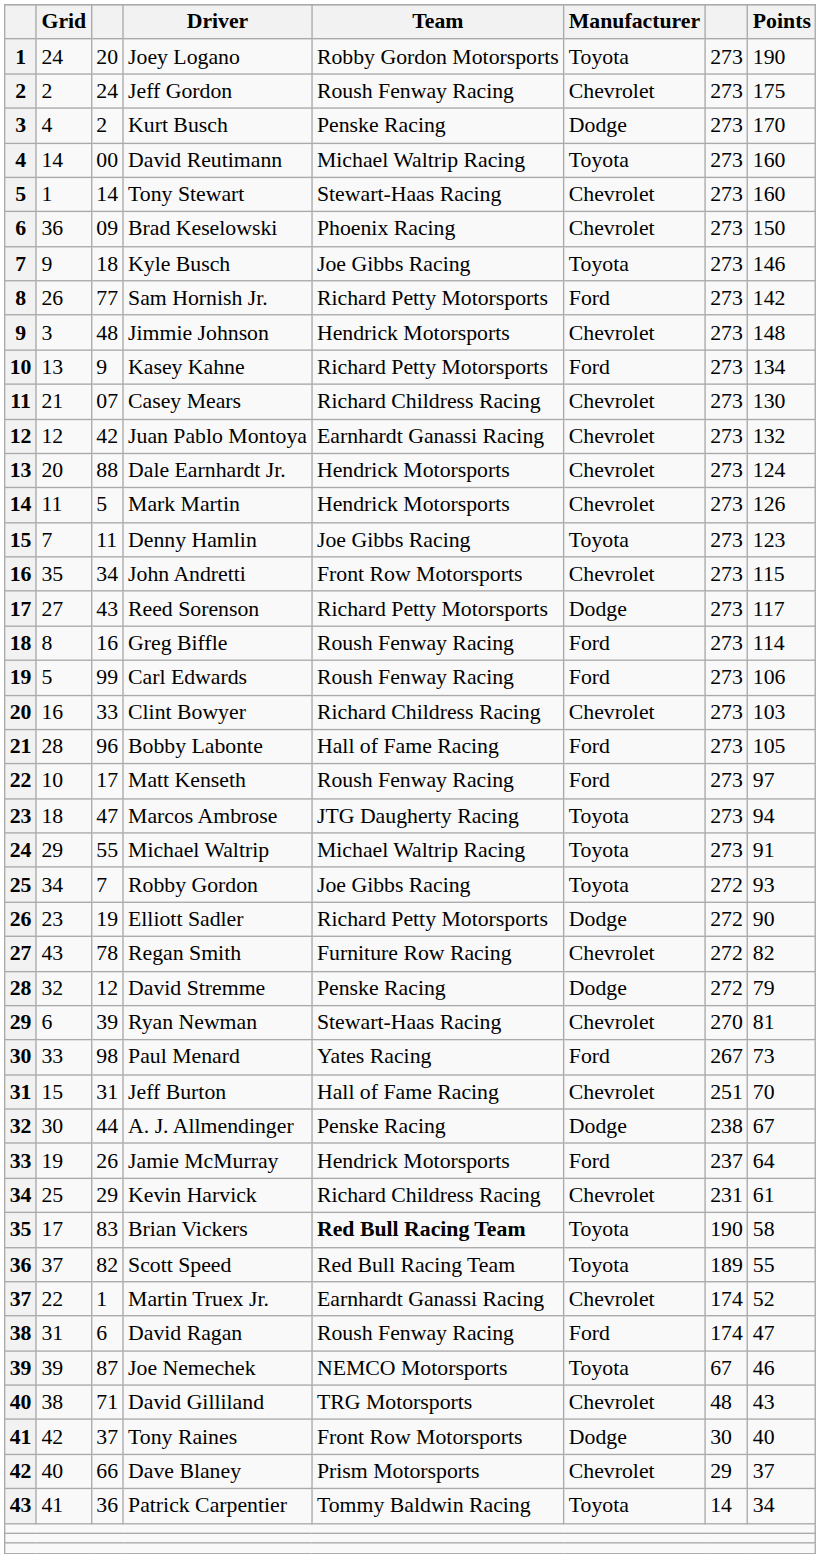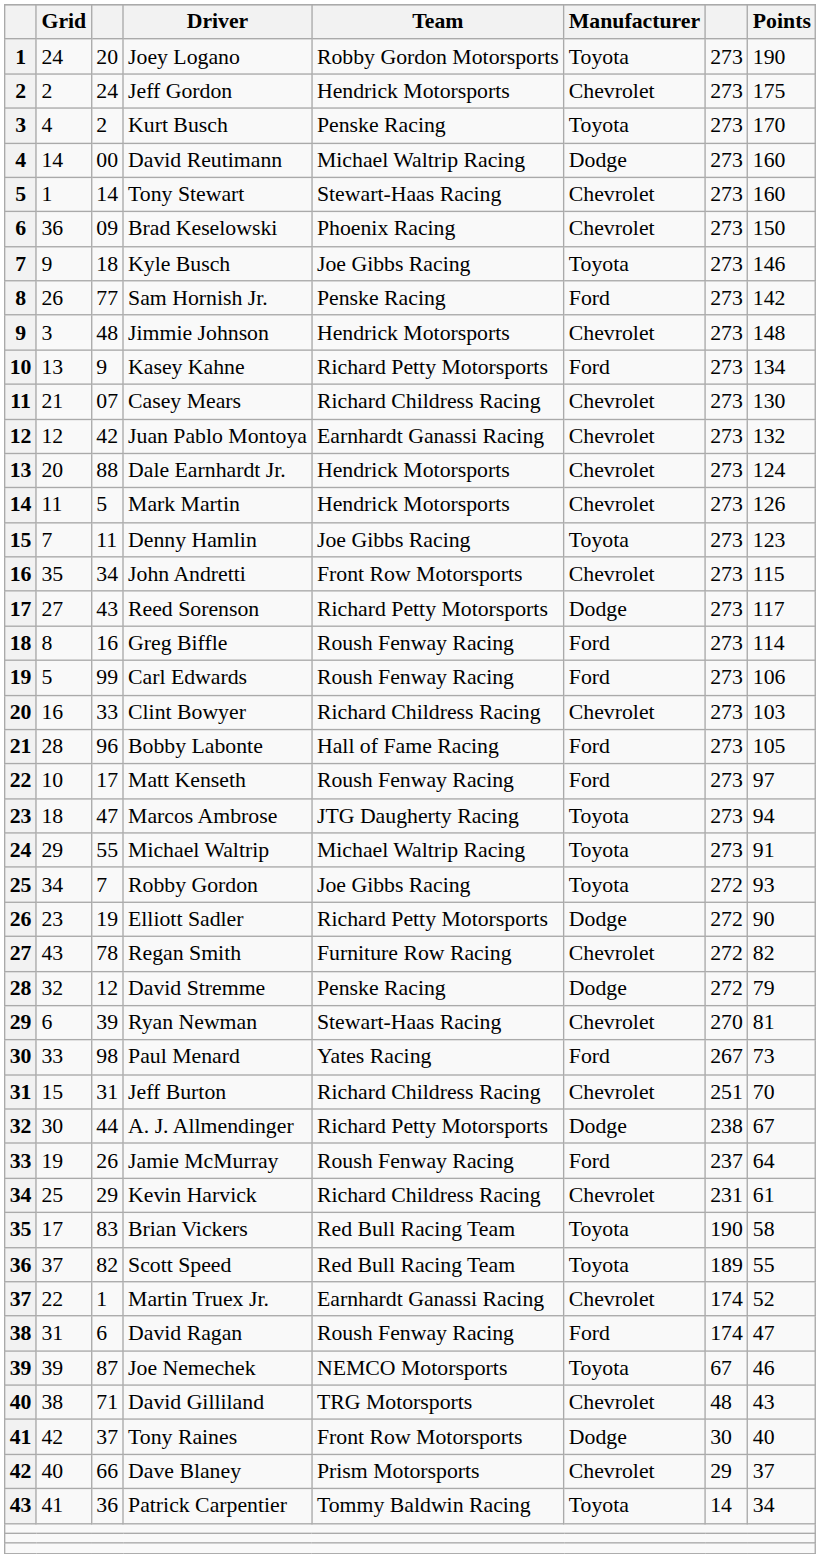(415, 90) Roush Fenway Racing -> (413, 90) Hendrick Motorsports
(598, 125) Dodge -> (599, 125) Toyota
(599, 159) Toyota -> (598, 159) Dodge
(432, 297) Richard Petty Motorsports -> (381, 297) Penske Racing
(408, 1091) Hall of Fame Racing -> (429, 1091) Richard Childress Racing
(381, 1126) Penske Racing -> (432, 1126) Richard Petty Motorsports
(413, 1160) Hendrick Motorsports -> (415, 1160) Roush Fenway Racing
(421, 1229) bold -> (416, 1229) normal
